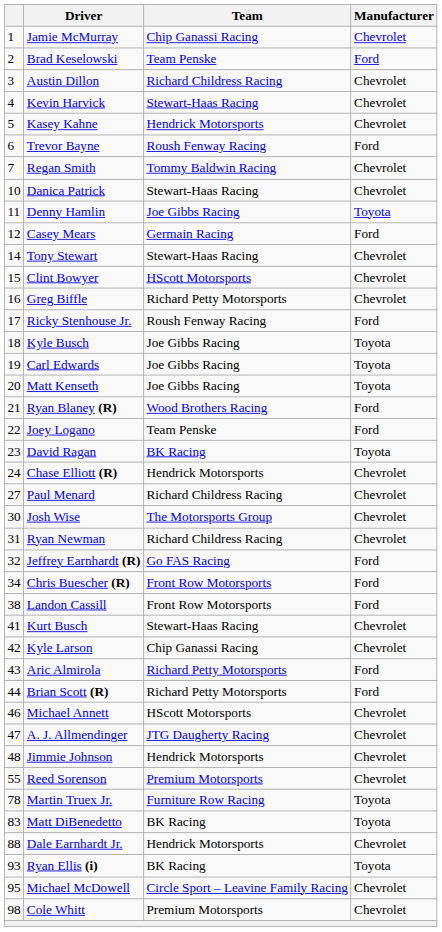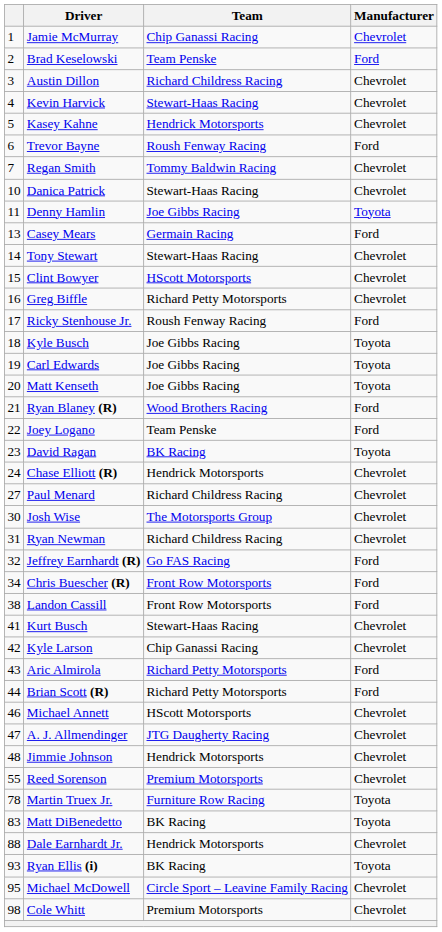(14, 233) 12 -> (14, 233) 13
